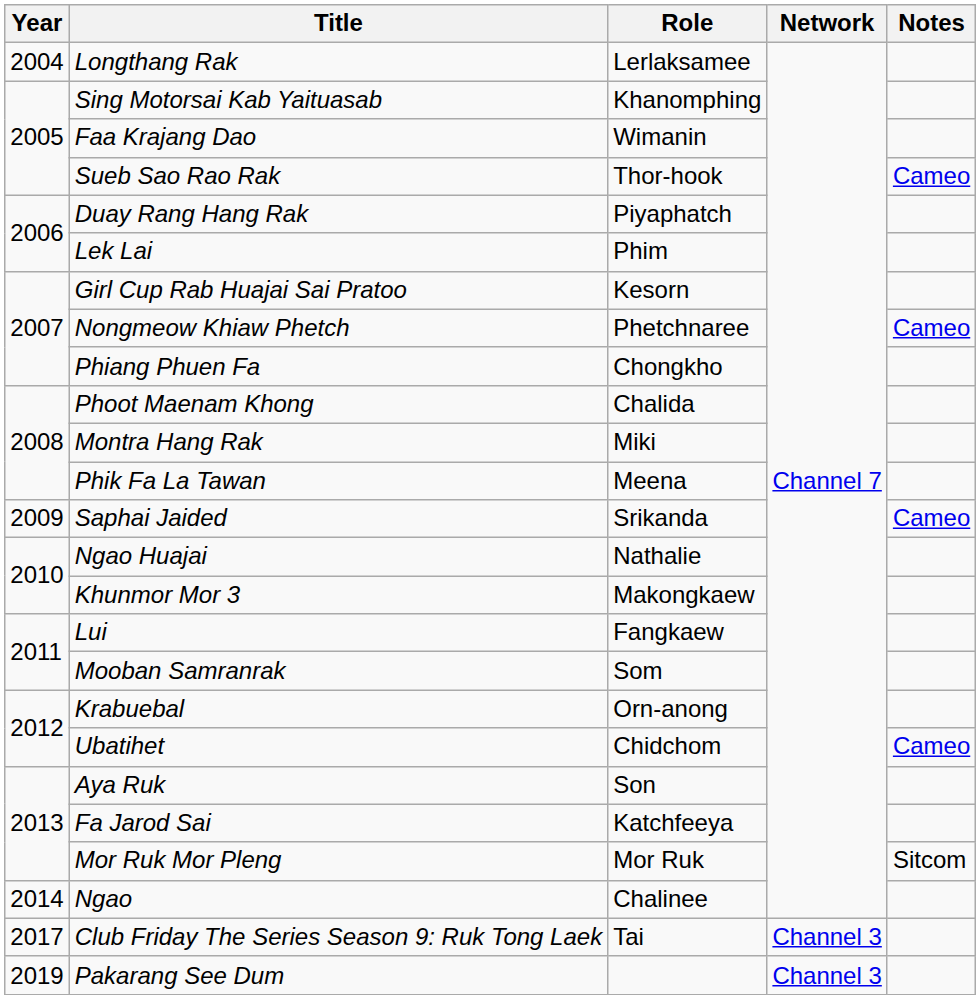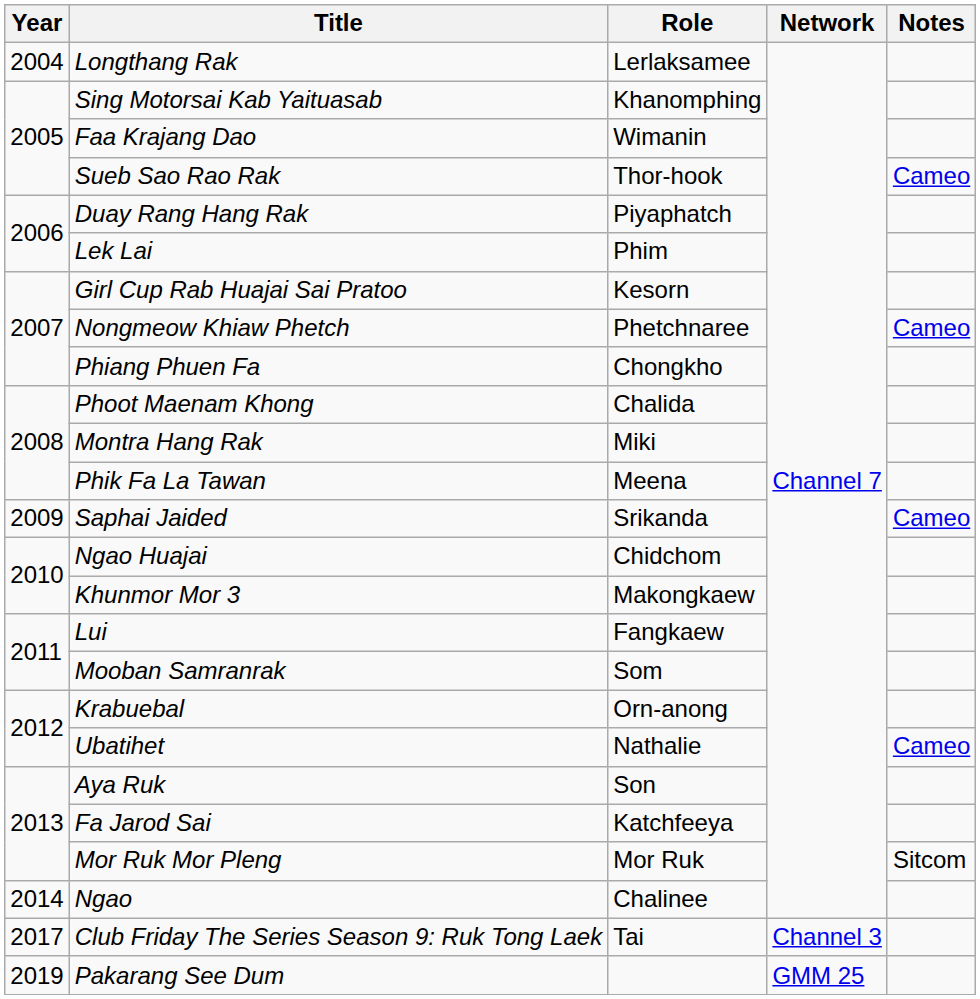(657, 556) Nathalie -> (667, 556) Chidchom
(667, 746) Chidchom -> (657, 746) Nathalie
(827, 975) Channel 3 -> (818, 975) GMM 25
